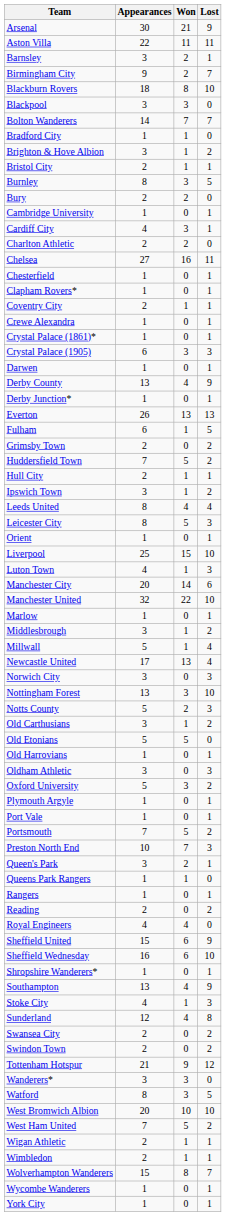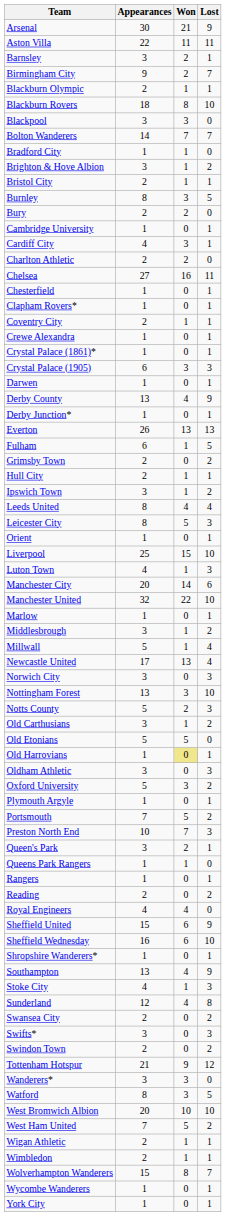+ row: (45, 89)
- row: (44, 461)
(186, 755) no background -> (186, 755) khaki background
- row: (24, 817)
+ row: (21, 1033)
